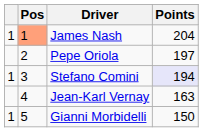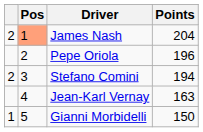(11, 35) 1 -> (11, 35) 2
(184, 56) 197 -> (184, 56) 196
(11, 76) 1 -> (11, 76) 2
(184, 76) lavender background -> (184, 76) no background
